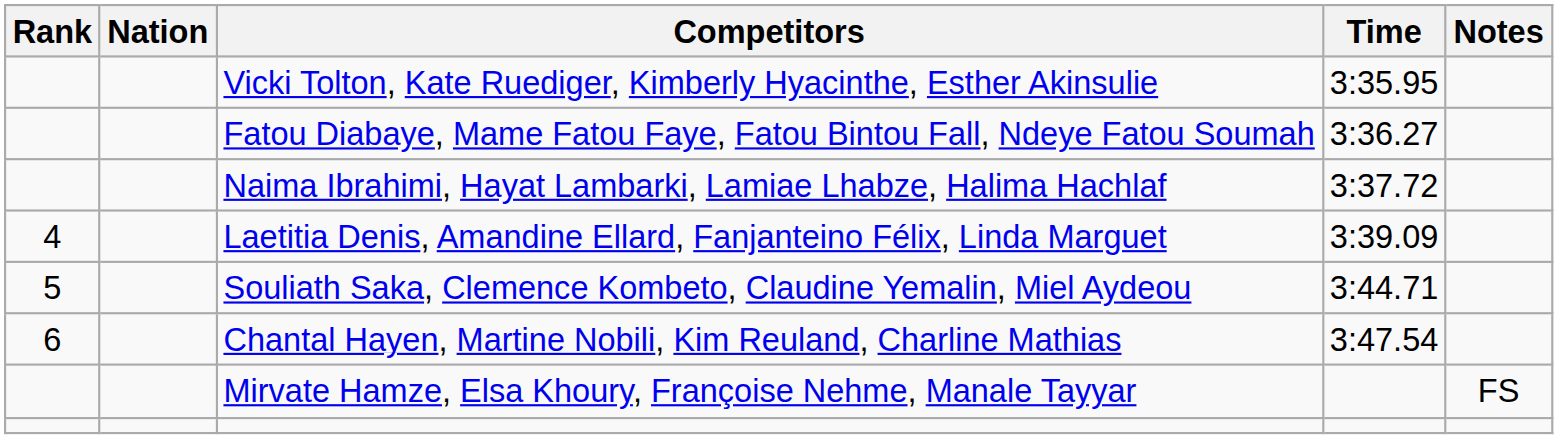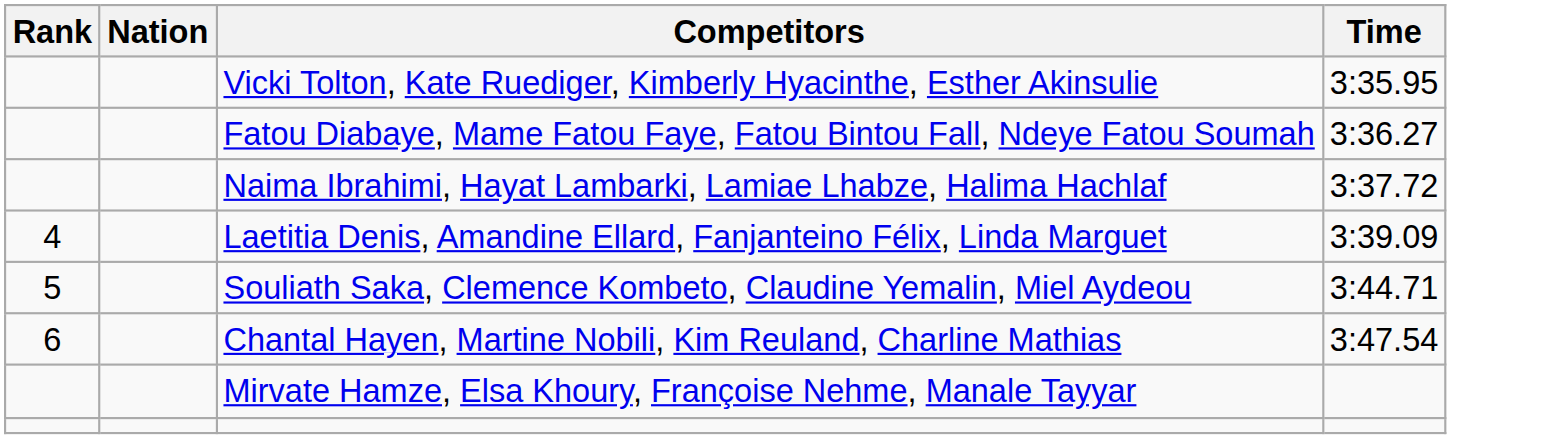- column: (1499, 31)
